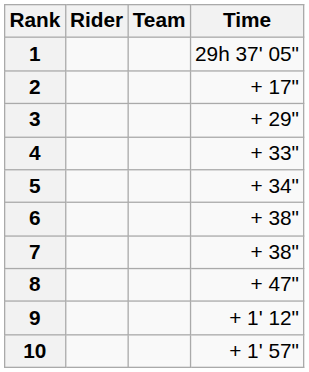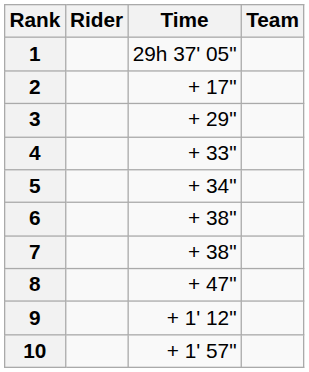columns swapped: (159, 20) <-> (247, 20)
